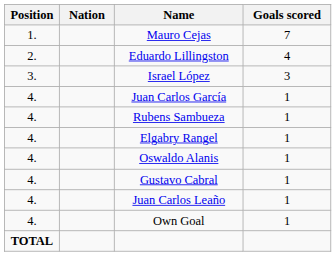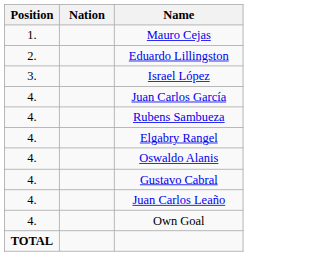- column: (287, 14)
